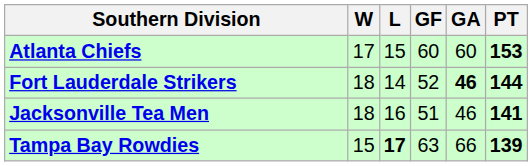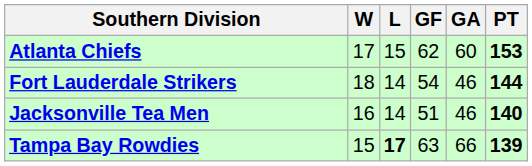(428, 51) 60 -> (428, 51) 62
(428, 82) 52 -> (428, 82) 54
(466, 82) bold -> (466, 82) normal
(364, 113) 18 -> (364, 113) 16
(395, 113) 16 -> (395, 113) 14
(506, 113) 141 -> (506, 113) 140
